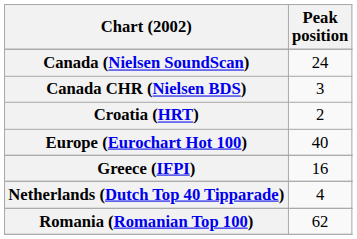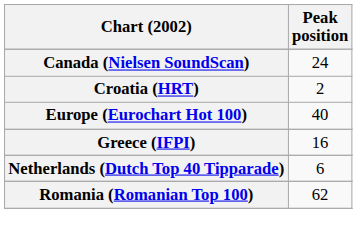- row: (146, 89)
(320, 194) 4 -> (320, 168) 6
